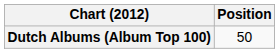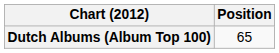(244, 37) 50 -> (244, 37) 65
